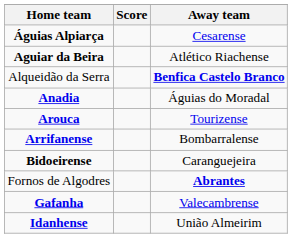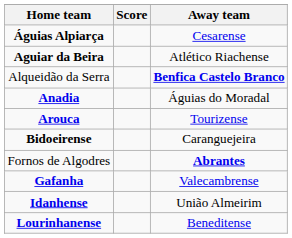- row: (59, 139)
+ row: (59, 222)
